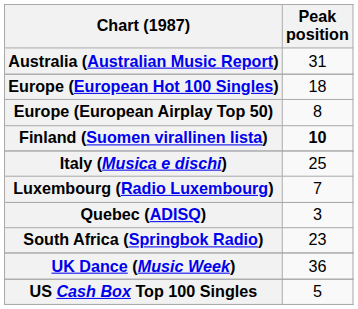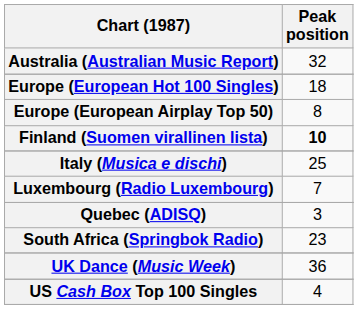(317, 61) 31 -> (317, 61) 32
(317, 291) 5 -> (317, 291) 4
